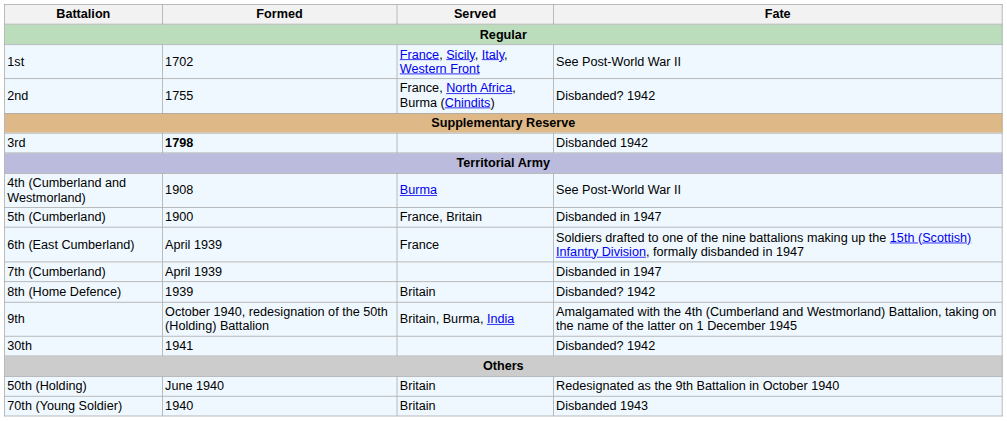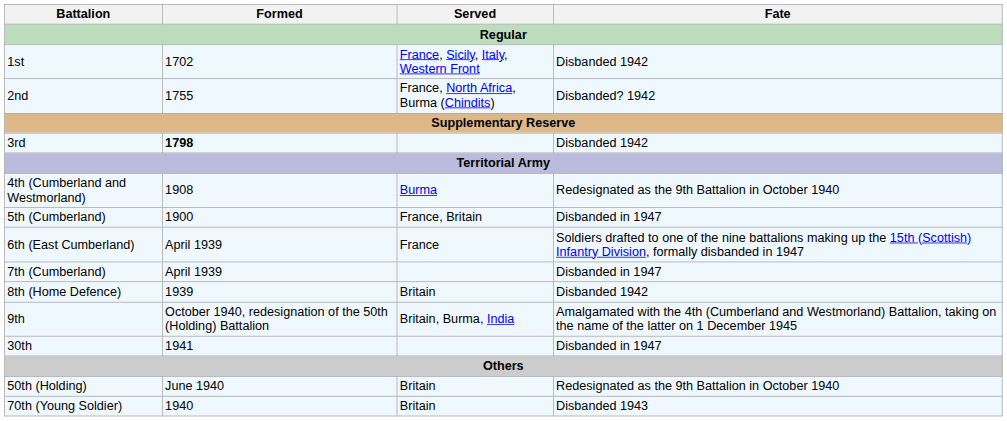(619, 61) See Post-World War II -> (602, 61) Disbanded 1942
(619, 190) See Post-World War II -> (698, 190) Redesignated as the 9th Battalion in October 1940
(606, 291) Disbanded? 1942 -> (602, 291) Disbanded 1942
(606, 346) Disbanded? 1942 -> (609, 346) Disbanded in 1947
